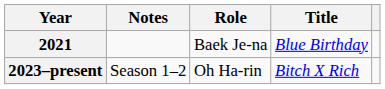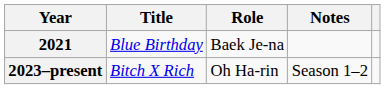columns swapped: (322, 17) <-> (148, 17)
